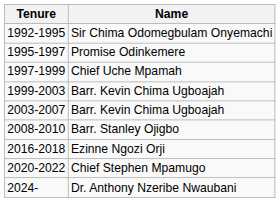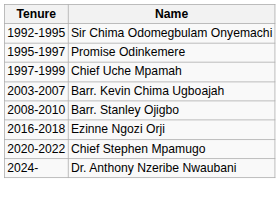- row: (36, 91)
